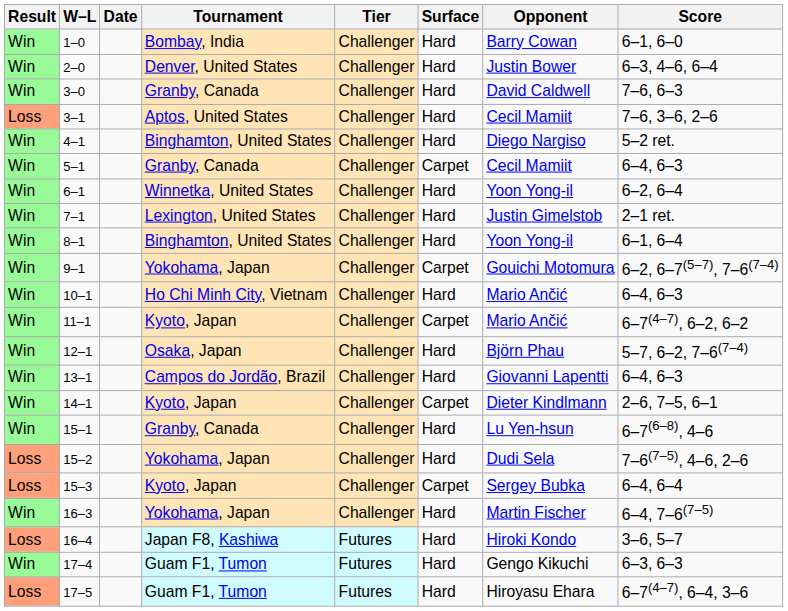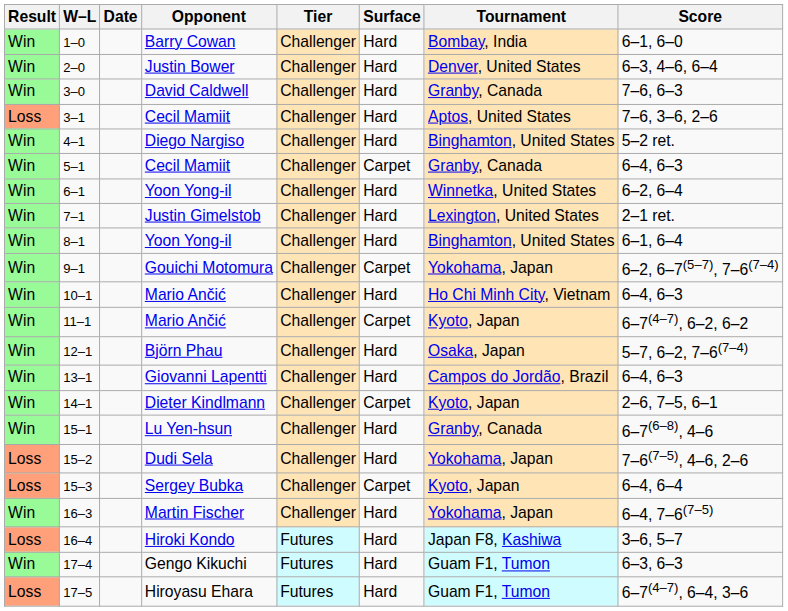columns swapped: (238, 16) <-> (550, 16)
